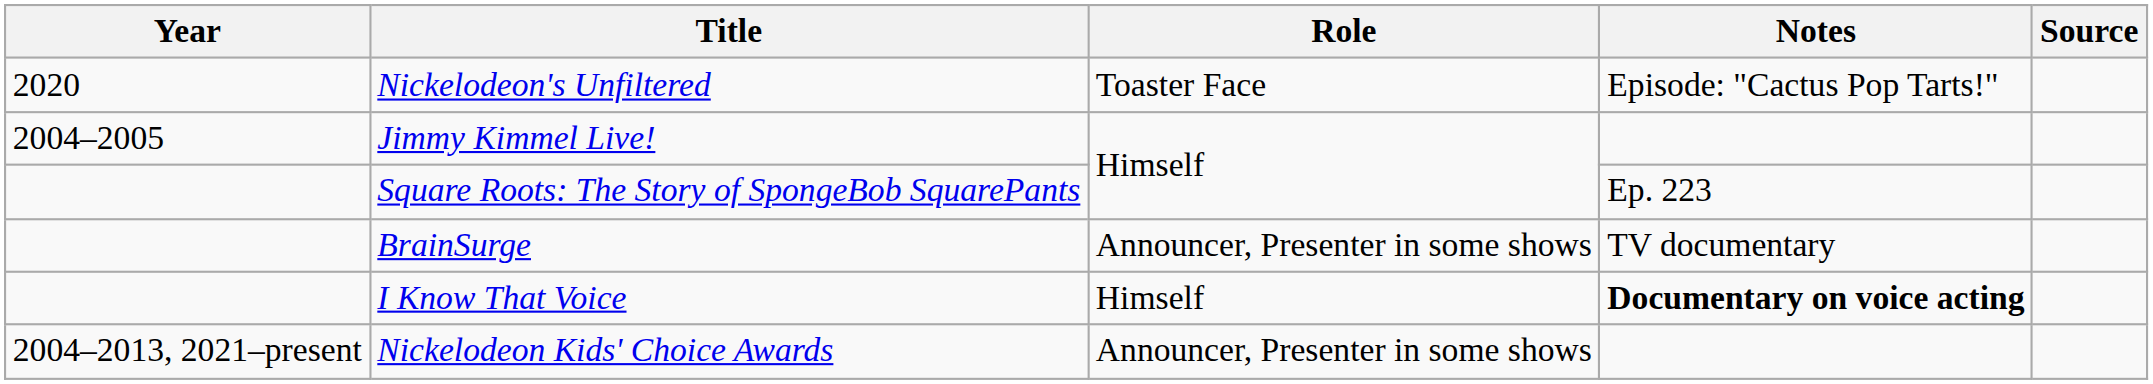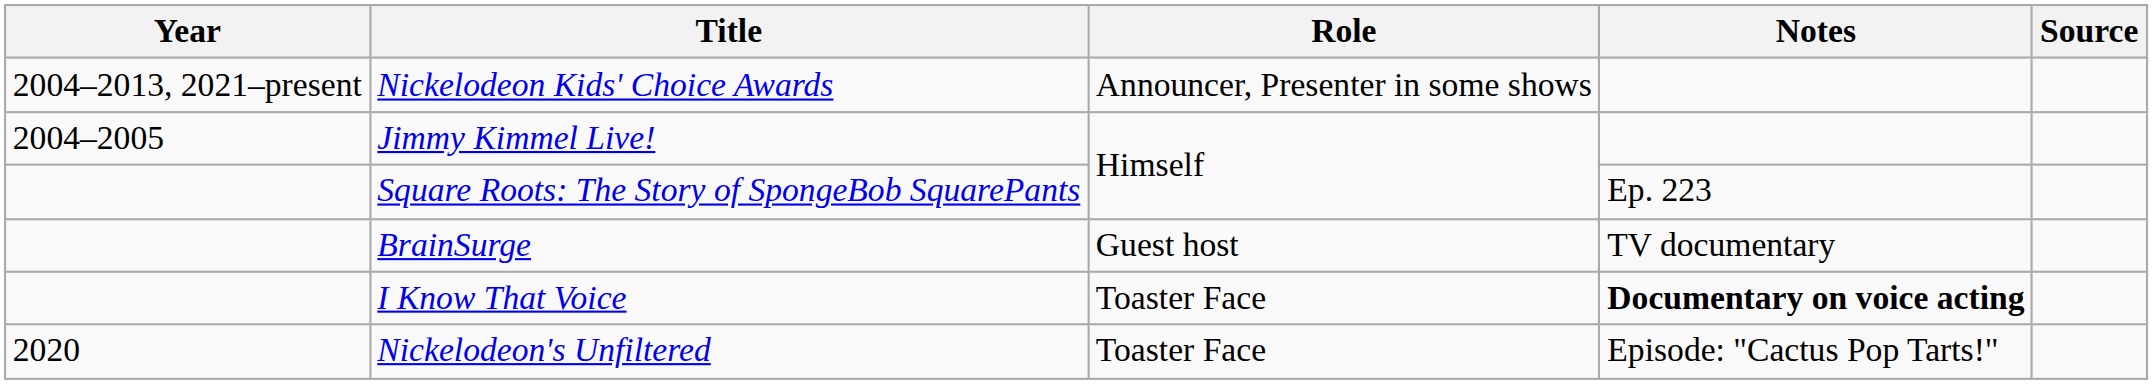rows swapped: (605, 350) <-> (544, 84)
(1344, 244) Announcer, Presenter in some shows -> (1167, 244) Guest host
(1150, 297) Himself -> (1181, 297) Toaster Face
